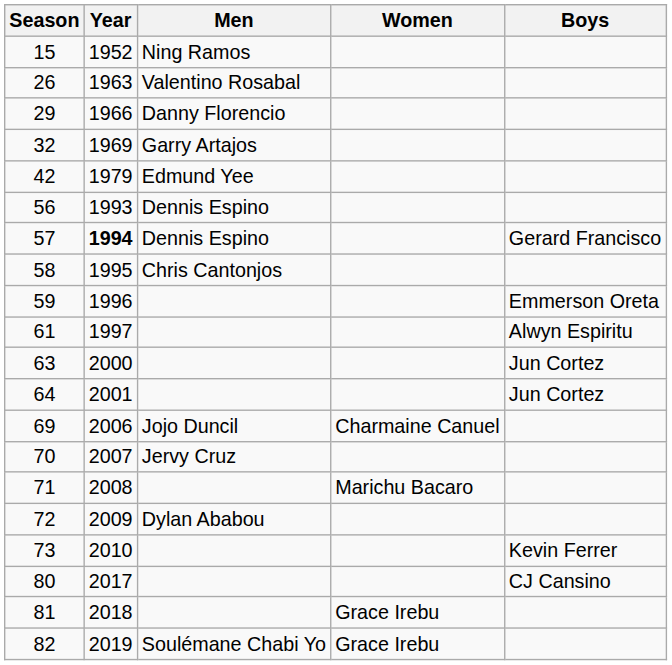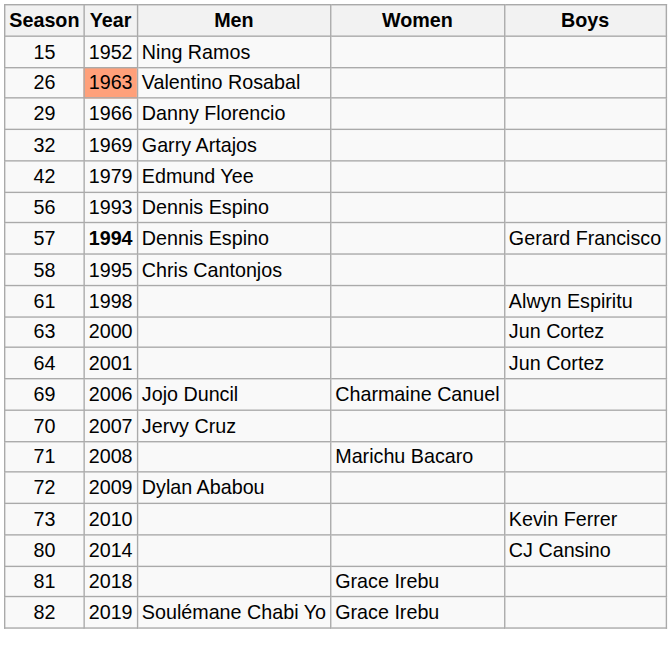(111, 83) no background -> (111, 83) lightsalmon background
- row: (44, 301)
(111, 332) 1997 -> (111, 301) 1998
(111, 582) 2017 -> (111, 551) 2014
